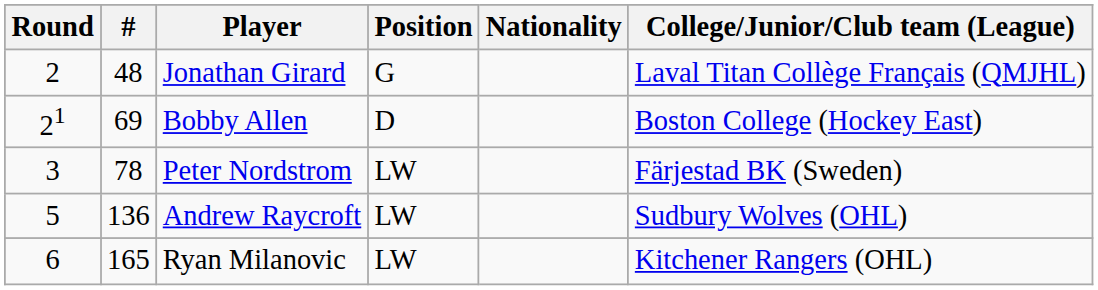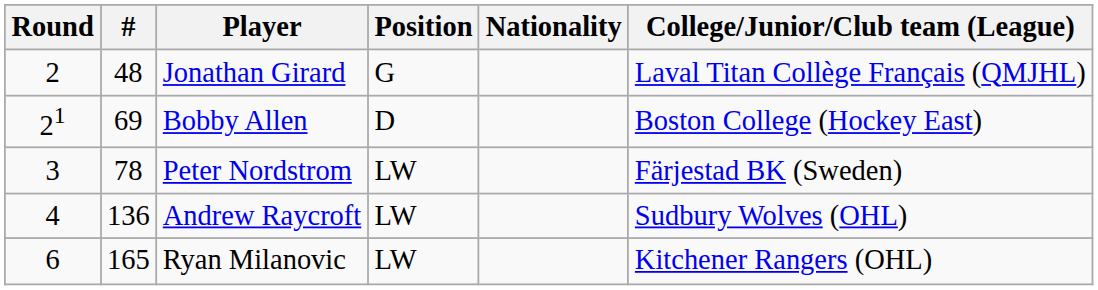(53, 215) 5 -> (53, 215) 4
